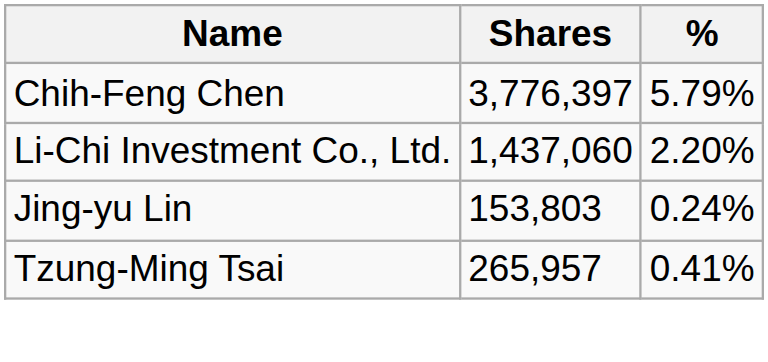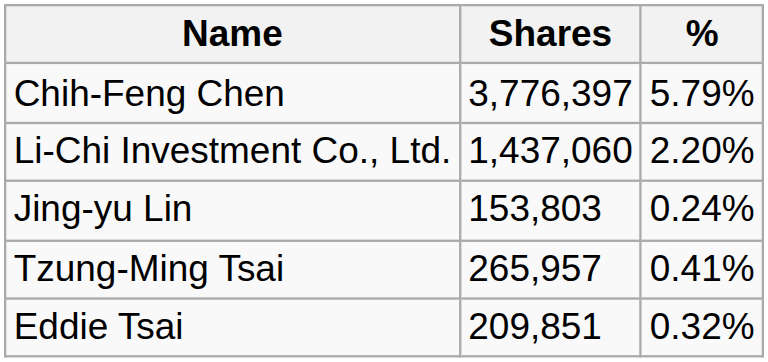+ row: (99, 326)
